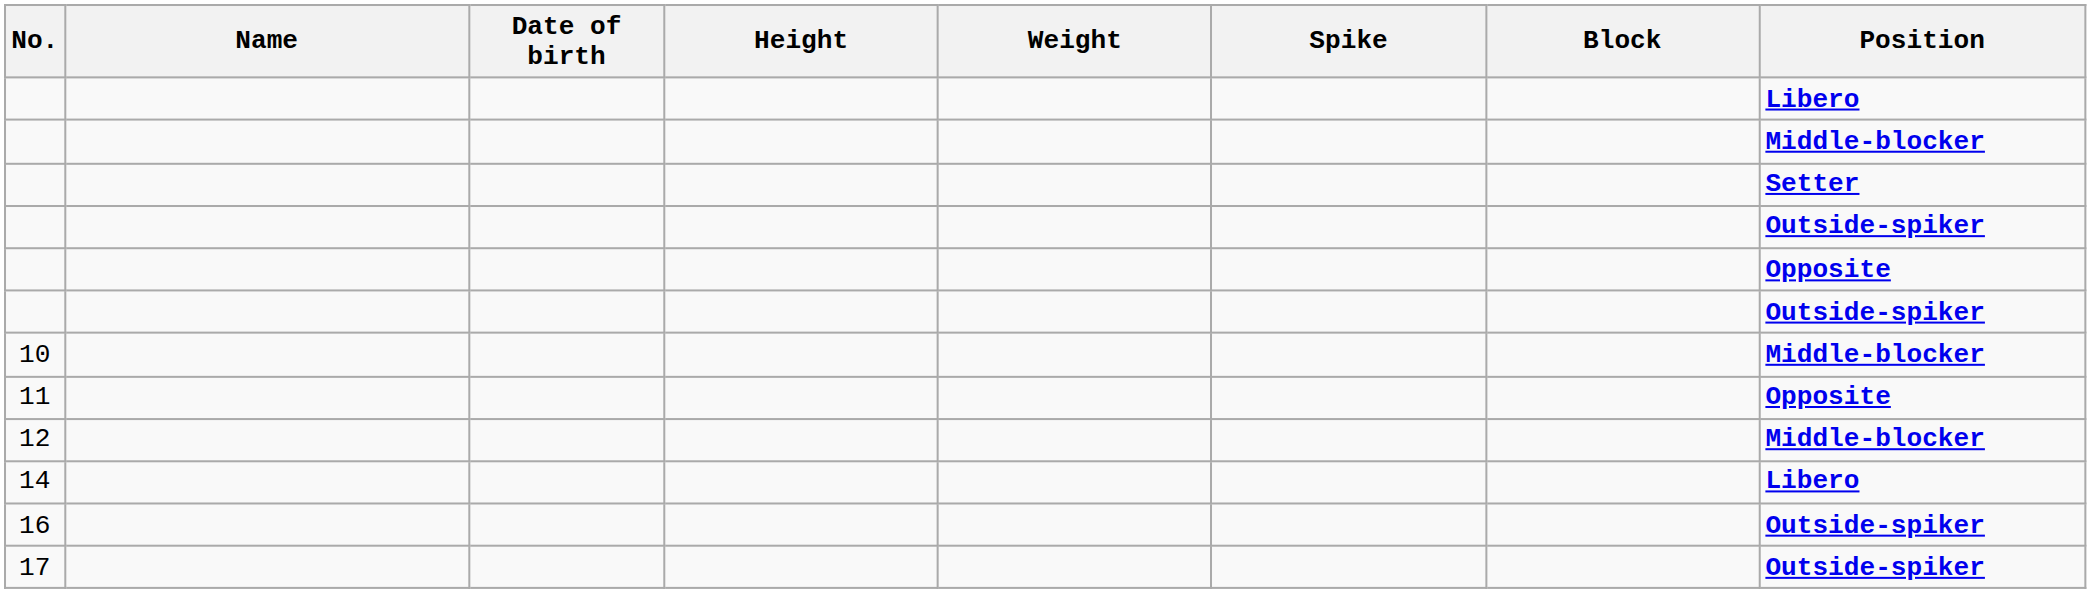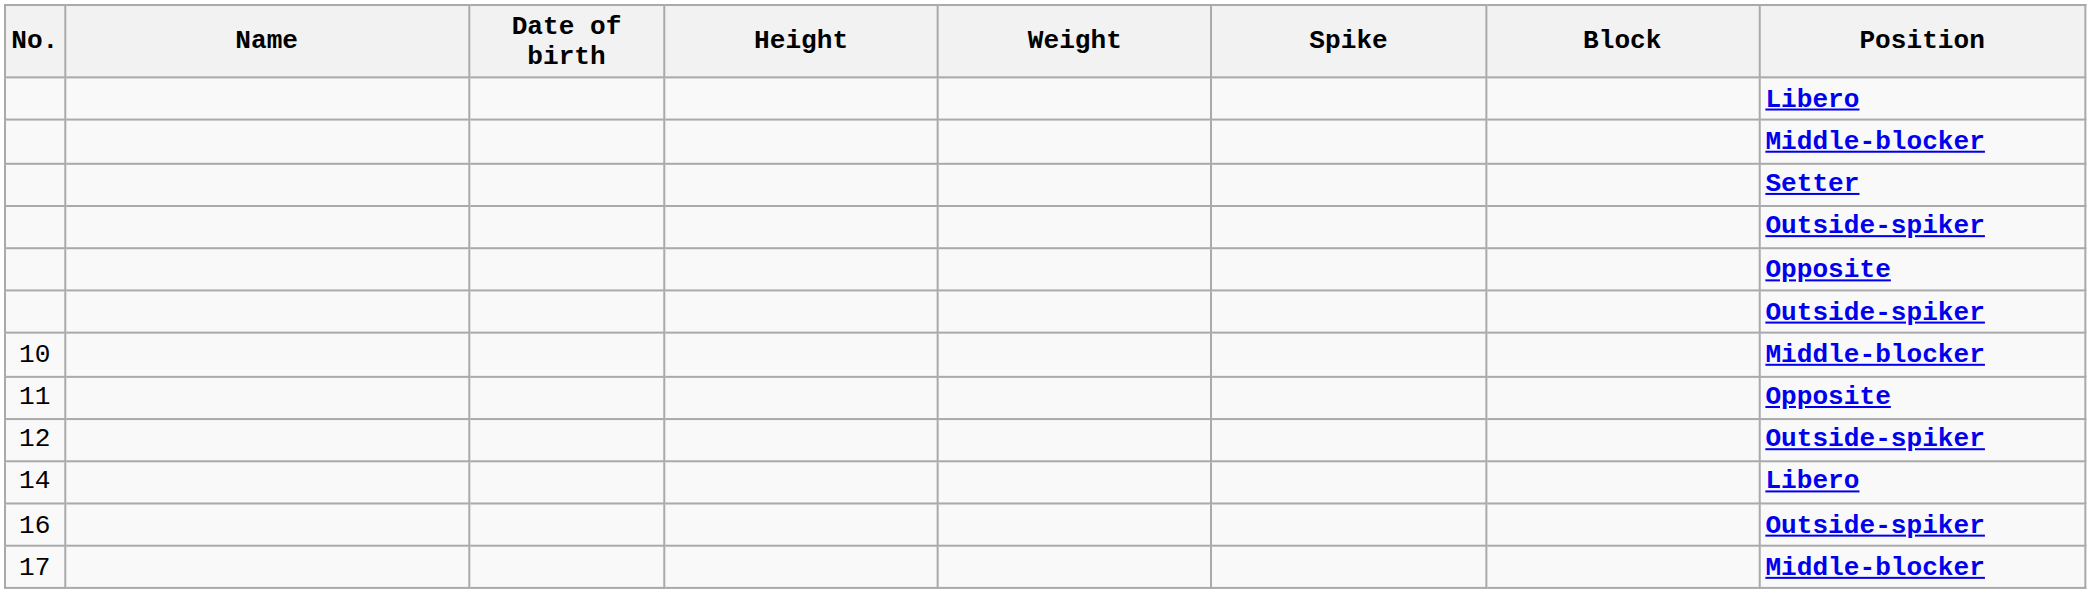(1875, 440) Middle-blocker -> (1875, 440) Outside-spiker
(1875, 567) Outside-spiker -> (1875, 567) Middle-blocker
